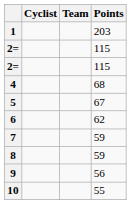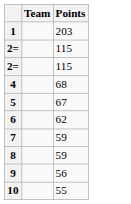- column: (41, 13)
